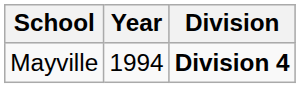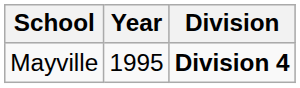(136, 62) 1994 -> (136, 62) 1995
